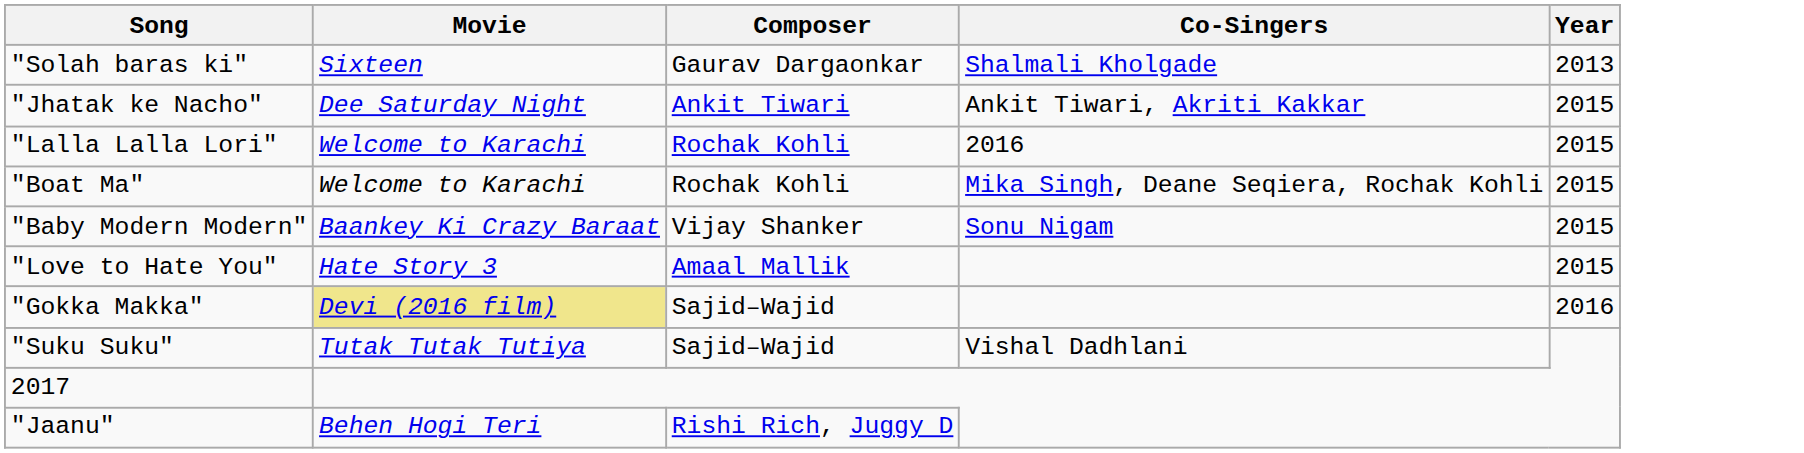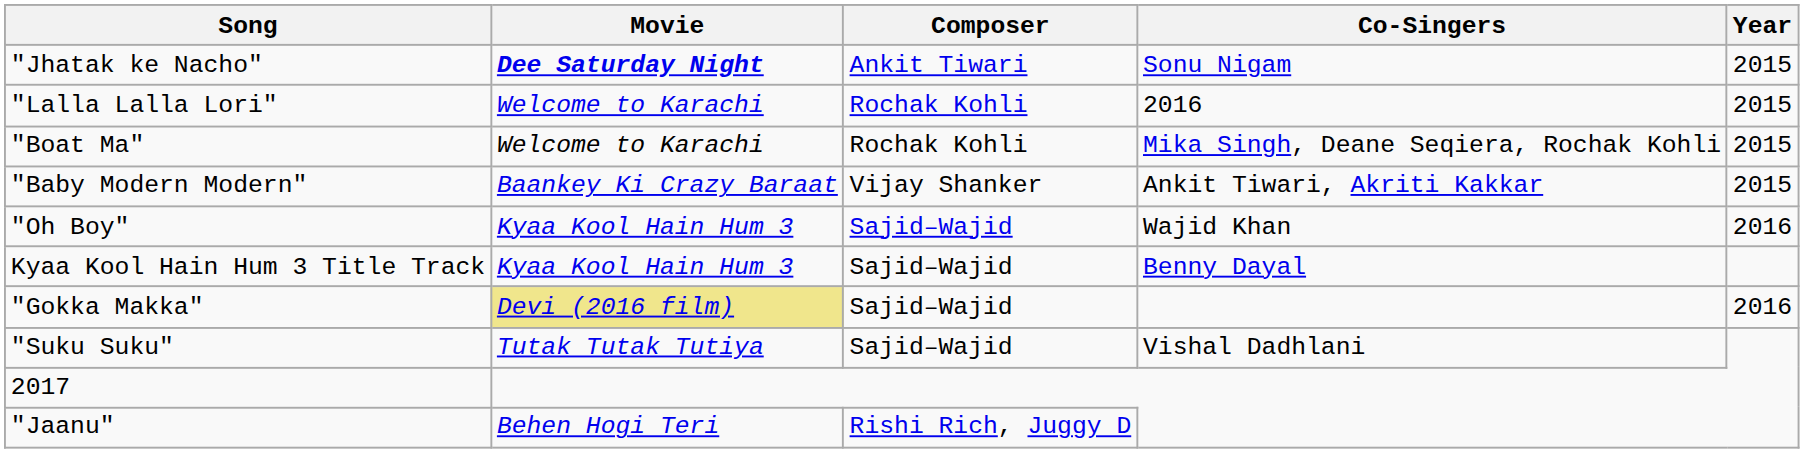- row: (129, 65)
(452, 106) normal -> (630, 65) bold
(1165, 106) Ankit Tiwari, Akriti Kakkar -> (1217, 65) Sonu Nigam
(1039, 226) Sonu Nigam -> (1343, 186) Ankit Tiwari, Akriti Kakkar
- row: (144, 267)
+ row: (70, 226)
+ row: (248, 267)
